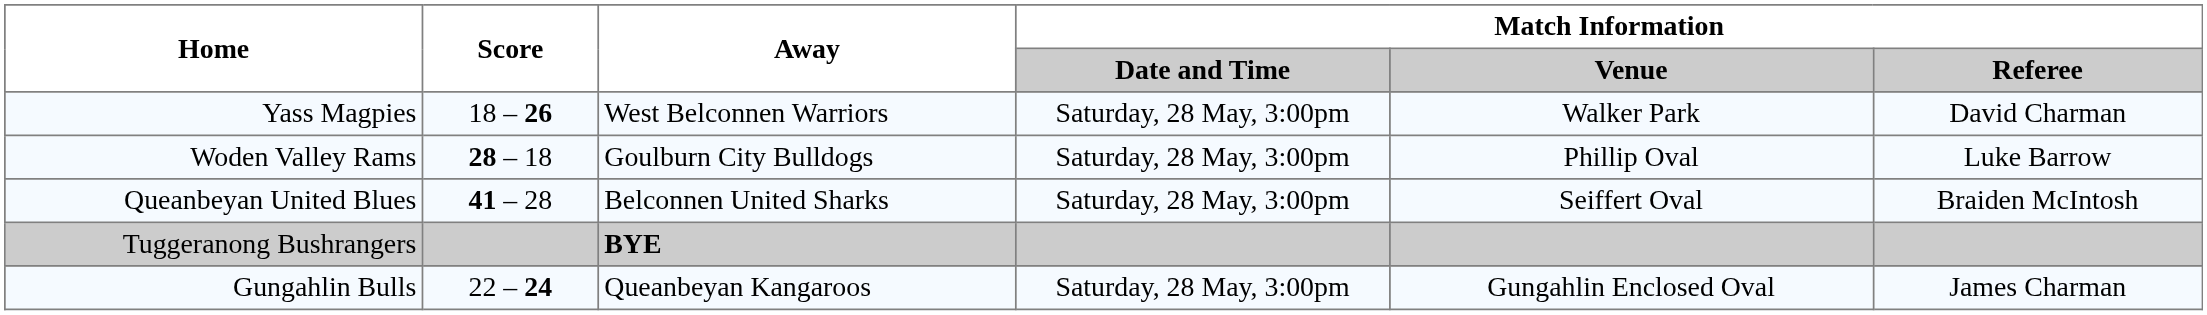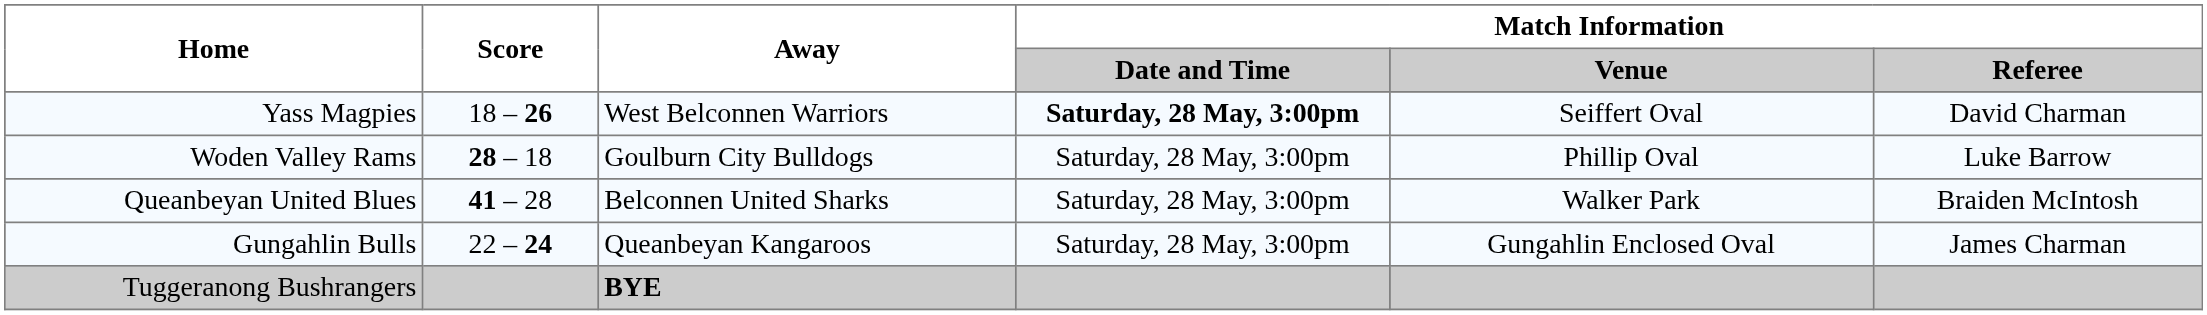(1203, 113) normal -> (1203, 113) bold
(1631, 113) Walker Park -> (1631, 113) Seiffert Oval
(1631, 200) Seiffert Oval -> (1631, 200) Walker Park
rows swapped: (325, 287) <-> (270, 243)
